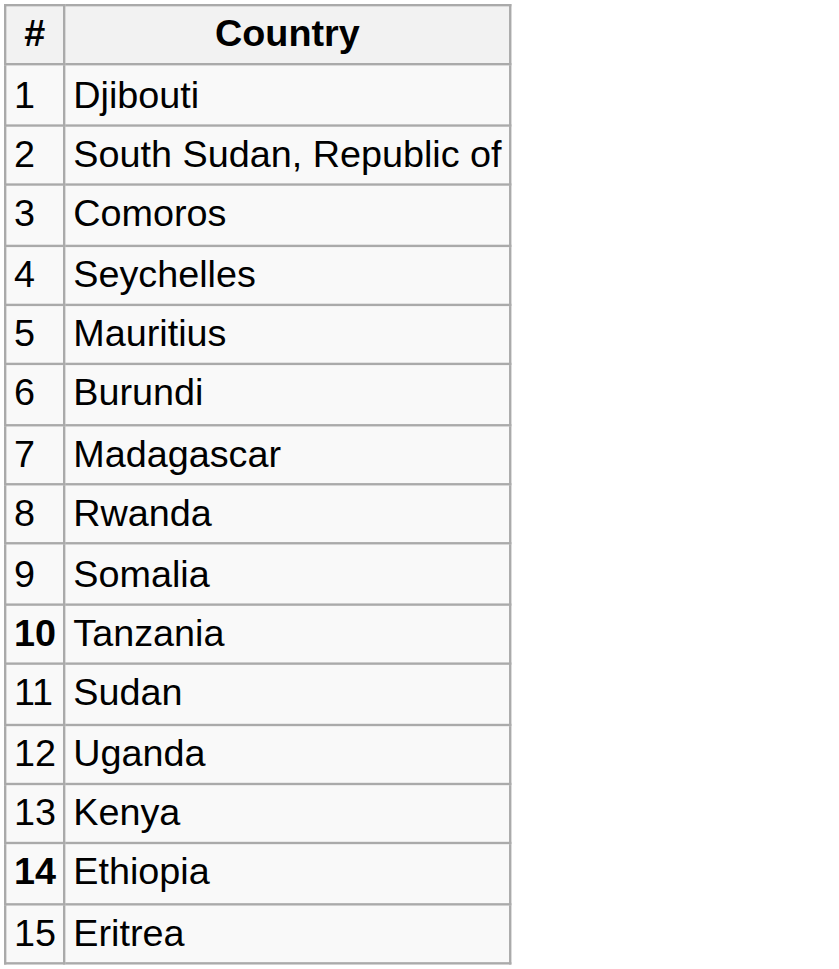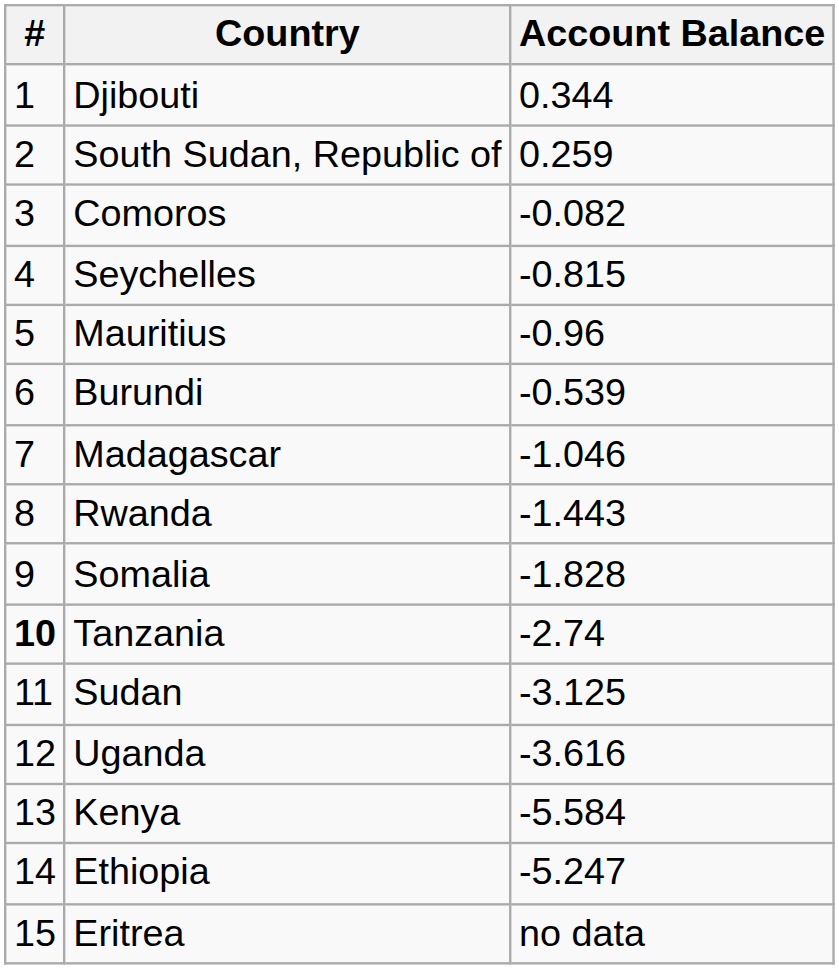+ column: (672, 34)
(35, 872) bold -> (35, 872) normal
